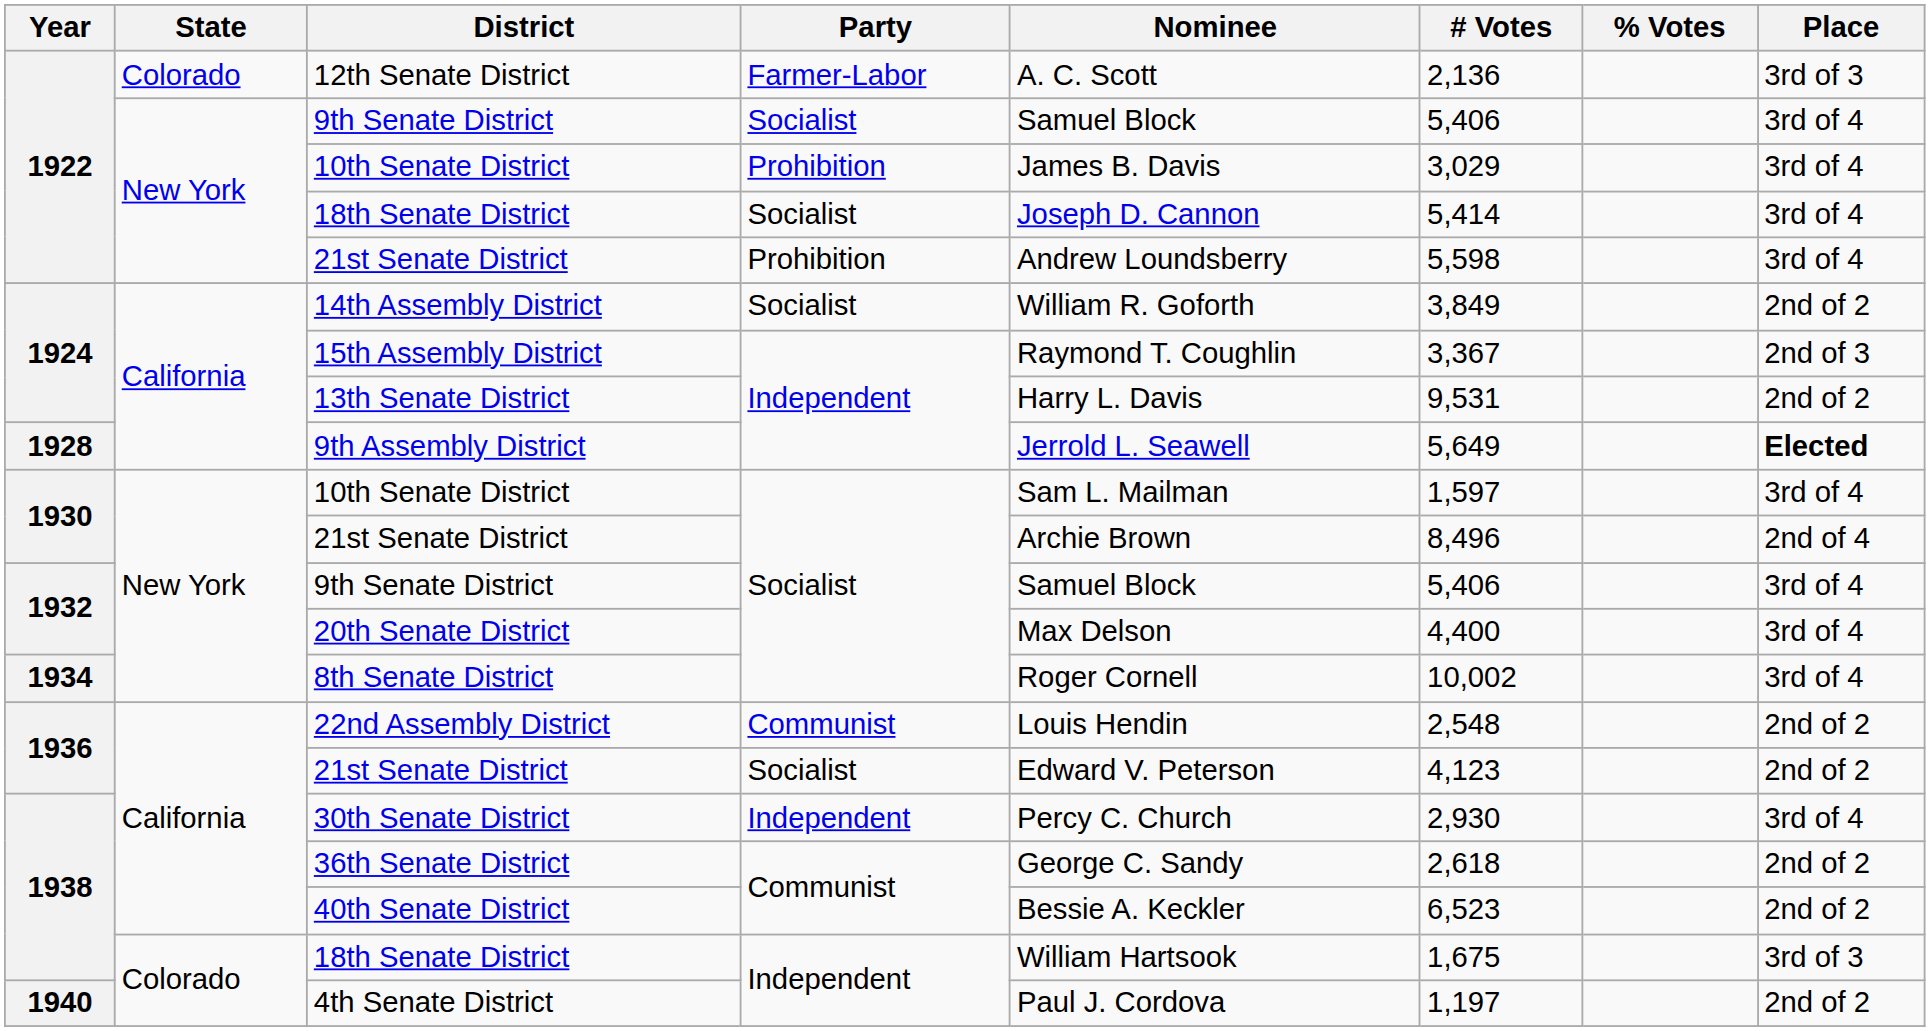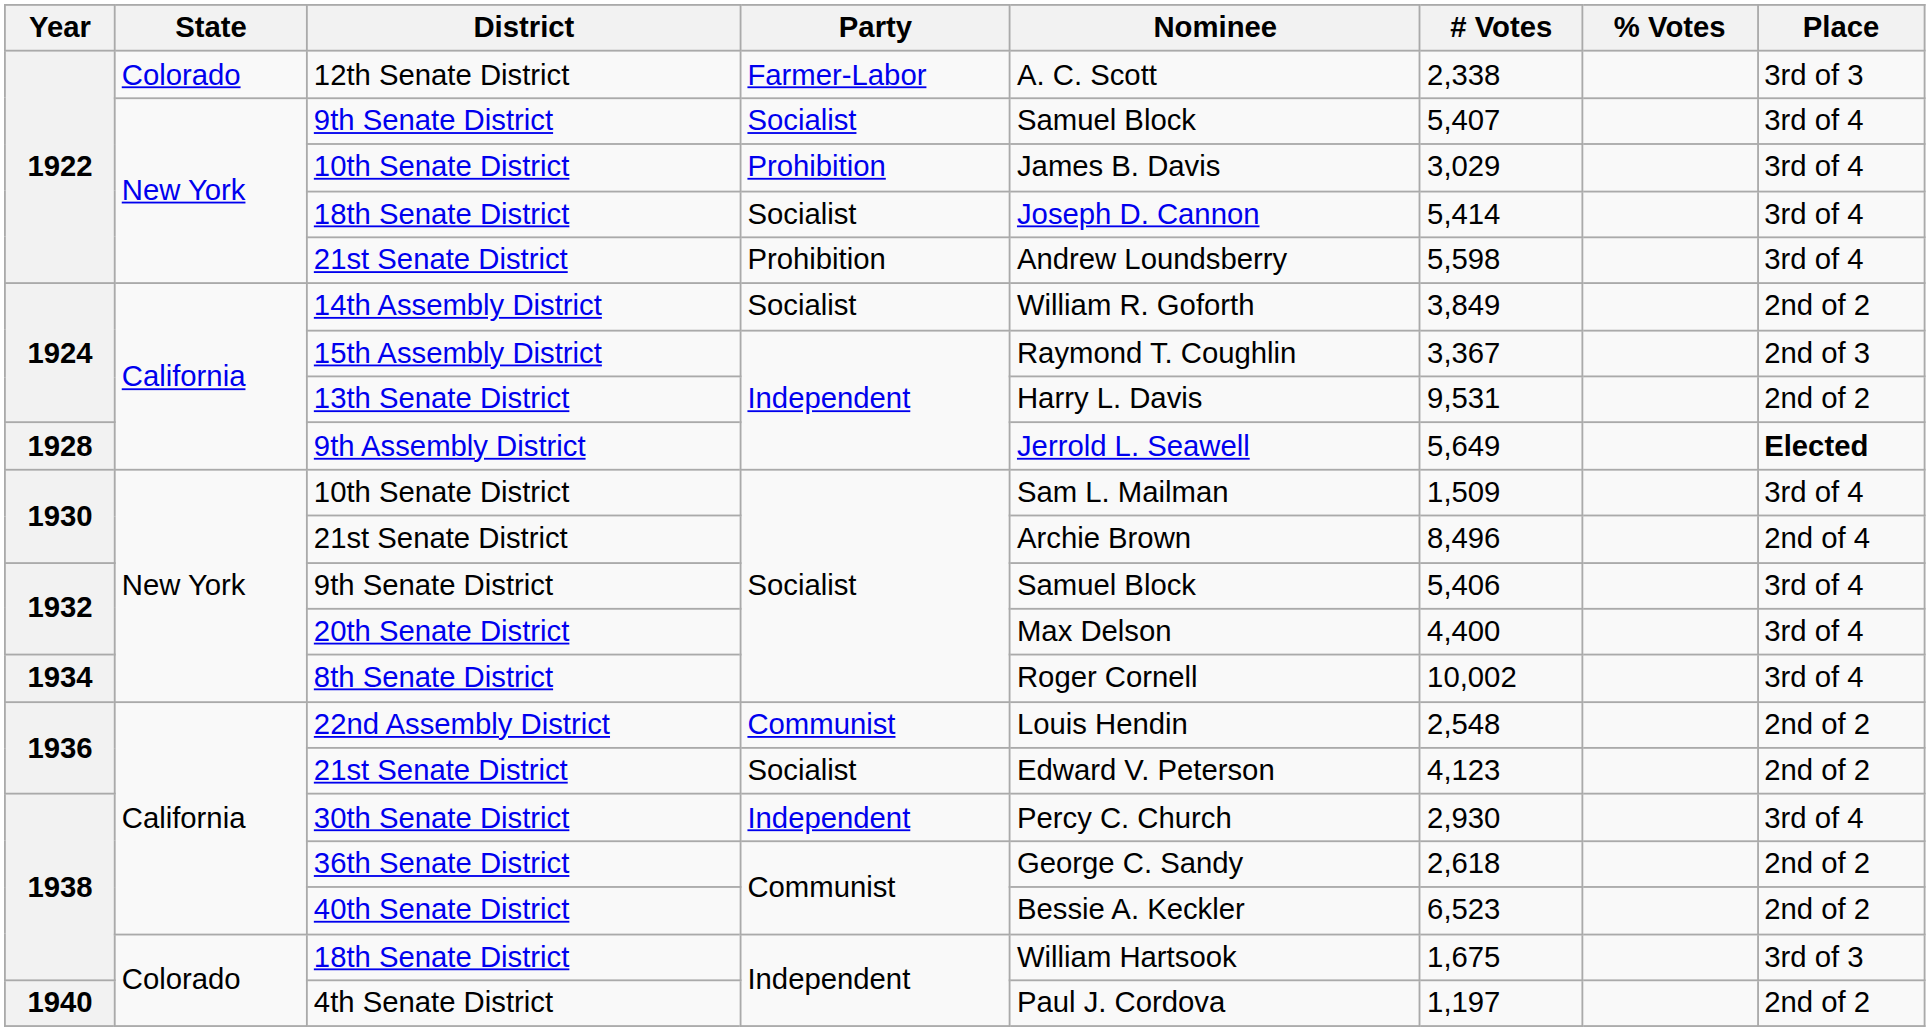(1464, 74) 2,136 -> (1464, 74) 2,338
(1464, 120) 5,406 -> (1464, 120) 5,407
(1464, 492) 1,597 -> (1464, 492) 1,509
